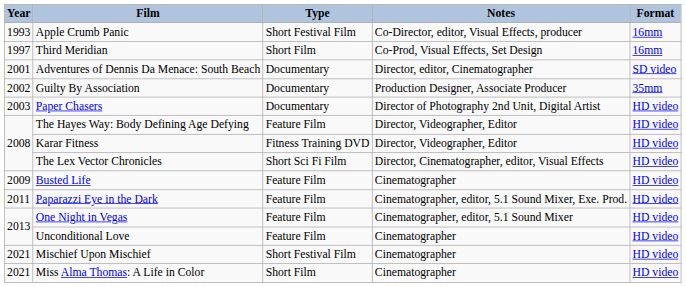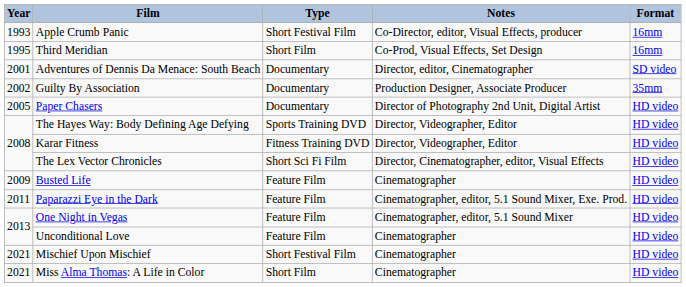(19, 50) 1997 -> (19, 50) 1995
(19, 106) 2003 -> (19, 106) 2005
(296, 124) Feature Film -> (316, 124) Sports Training DVD
